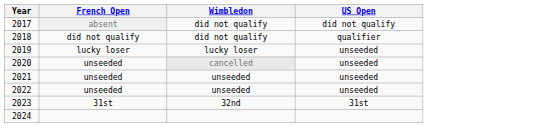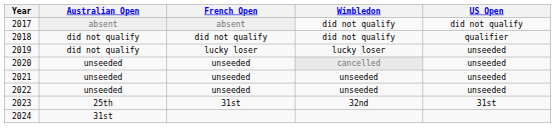+ column: (103, 11)
